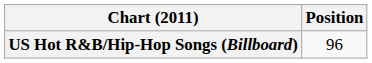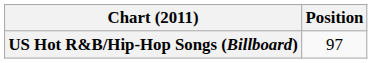(334, 44) 96 -> (334, 44) 97
